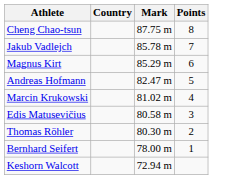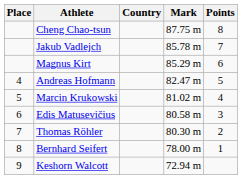+ column: (19, 13)
